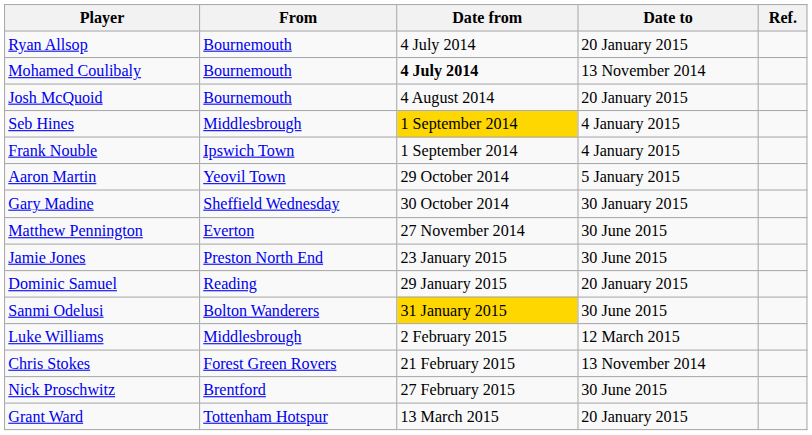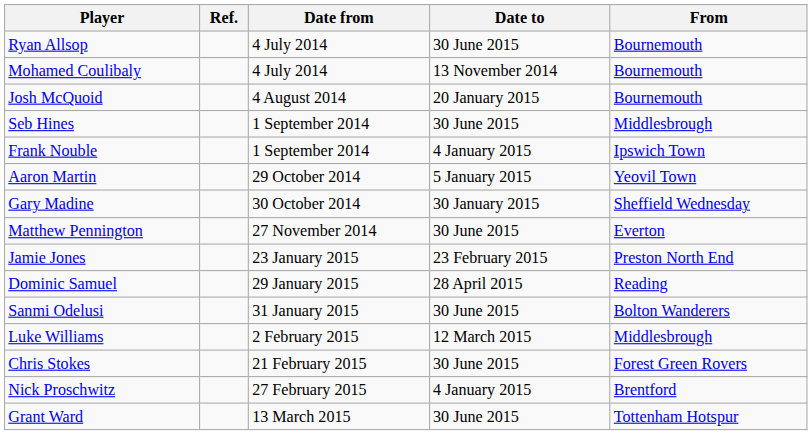columns swapped: (298, 17) <-> (783, 17)
(635, 44) 20 January 2015 -> (476, 44) 30 June 2015
(439, 71) bold -> (290, 71) normal
(459, 124) gold background -> (311, 124) no background
(631, 124) 4 January 2015 -> (476, 124) 30 June 2015
(624, 257) 30 June 2015 -> (490, 257) 23 February 2015
(635, 283) 20 January 2015 -> (478, 283) 28 April 2015
(454, 310) gold background -> (305, 310) no background
(643, 363) 13 November 2014 -> (476, 363) 30 June 2015
(624, 389) 30 June 2015 -> (482, 389) 4 January 2015
(635, 416) 20 January 2015 -> (476, 416) 30 June 2015
